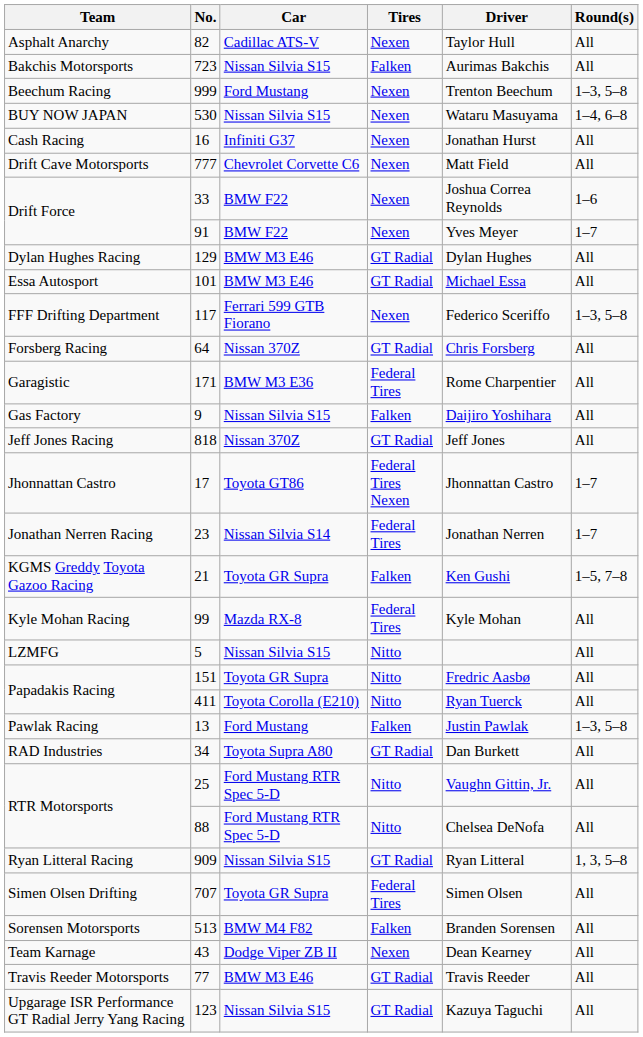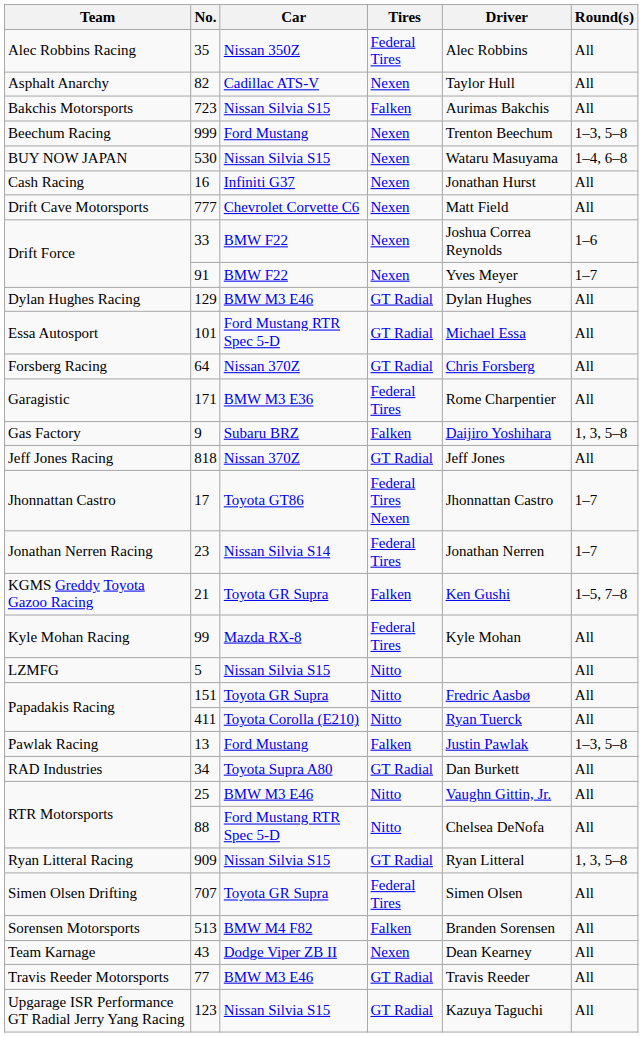+ row: (72, 50)
(269, 281) BMW M3 E46 -> (282, 333) Ford Mustang RTR Spec 5-D
- row: (84, 315)
(277, 416) Nissan Silvia S15 -> (261, 433) Subaru BRZ
(584, 416) All -> (601, 433) 1, 3, 5–8
(282, 785) Ford Mustang RTR Spec 5-D -> (269, 793) BMW M3 E46
